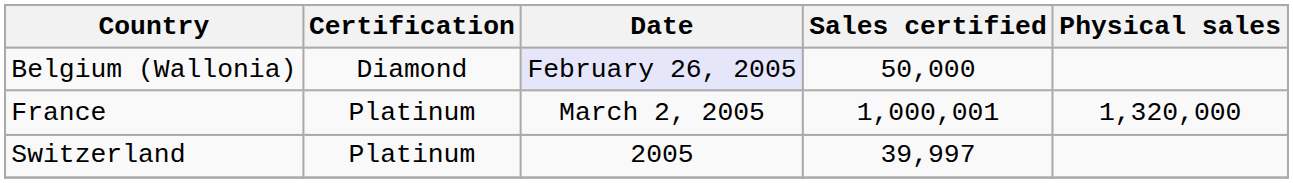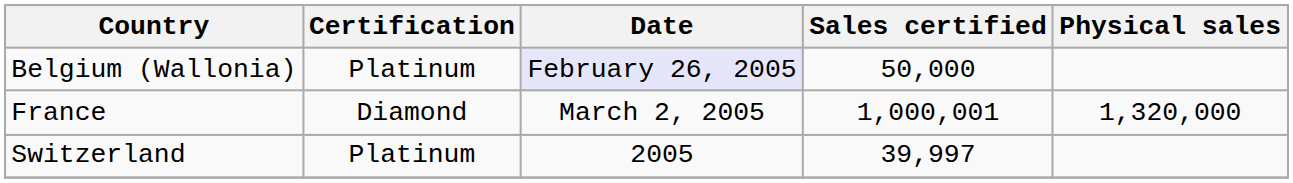(412, 70) Diamond -> (412, 70) Platinum
(412, 113) Platinum -> (412, 113) Diamond
